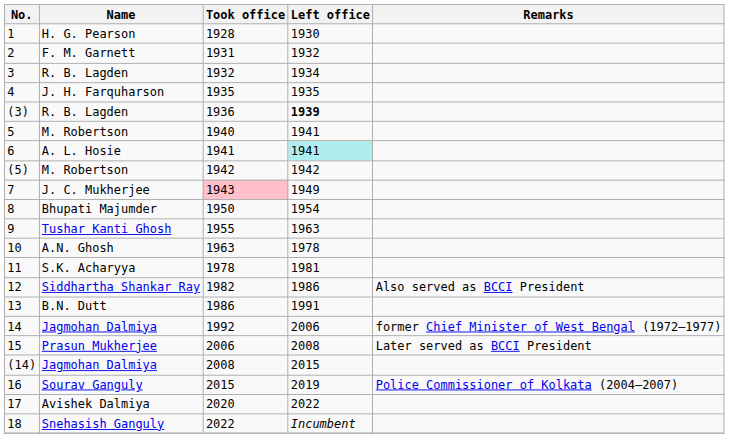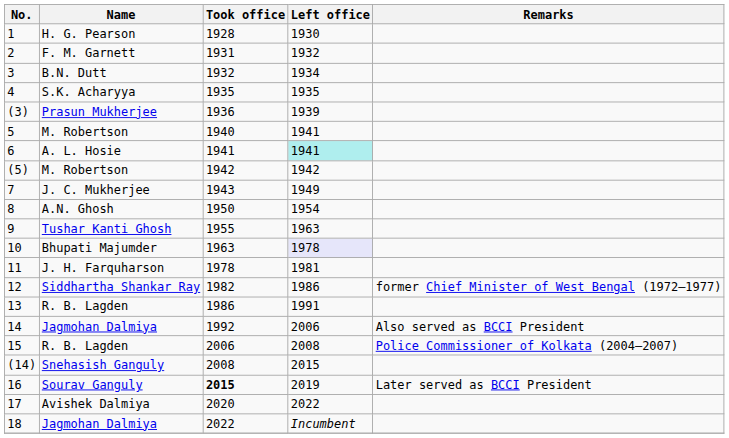(85, 73) R. B. Lagden -> (74, 73) B.N. Dutt
(103, 92) J. H. Farquharson -> (89, 92) S.K. Acharyya
(85, 112) R. B. Lagden -> (99, 112) Prasun Mukherjee
(305, 112) bold -> (305, 112) normal
(220, 190) pink background -> (220, 190) no background
(99, 209) Bhupati Majumder -> (78, 209) A.N. Ghosh
(78, 248) A.N. Ghosh -> (99, 248) Bhupati Majumder
(305, 248) no background -> (305, 248) lavender background
(89, 268) S.K. Acharyya -> (103, 268) J. H. Farquharson
(480, 287) Also served as BCCI President -> (549, 287) former Chief Minister of West Bengal (1972–1977)
(74, 307) B.N. Dutt -> (85, 307) R. B. Lagden
(549, 326) former Chief Minister of West Bengal (1972–1977) -> (480, 326) Also served as BCCI President
(99, 346) Prasun Mukherjee -> (85, 346) R. B. Lagden
(484, 346) Later served as BCCI President -> (527, 346) Police Commissioner of Kolkata (2004–2007)
(99, 365) Jagmohan Dalmiya -> (103, 365) Snehasish Ganguly
(220, 385) normal -> (220, 385) bold
(527, 385) Police Commissioner of Kolkata (2004–2007) -> (484, 385) Later served as BCCI President
(103, 424) Snehasish Ganguly -> (99, 424) Jagmohan Dalmiya
